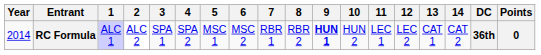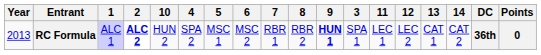columns swapped: (162, 12) <-> (354, 12)
(19, 35) 2014 -> (19, 35) 2013
(137, 35) normal -> (137, 35) bold
